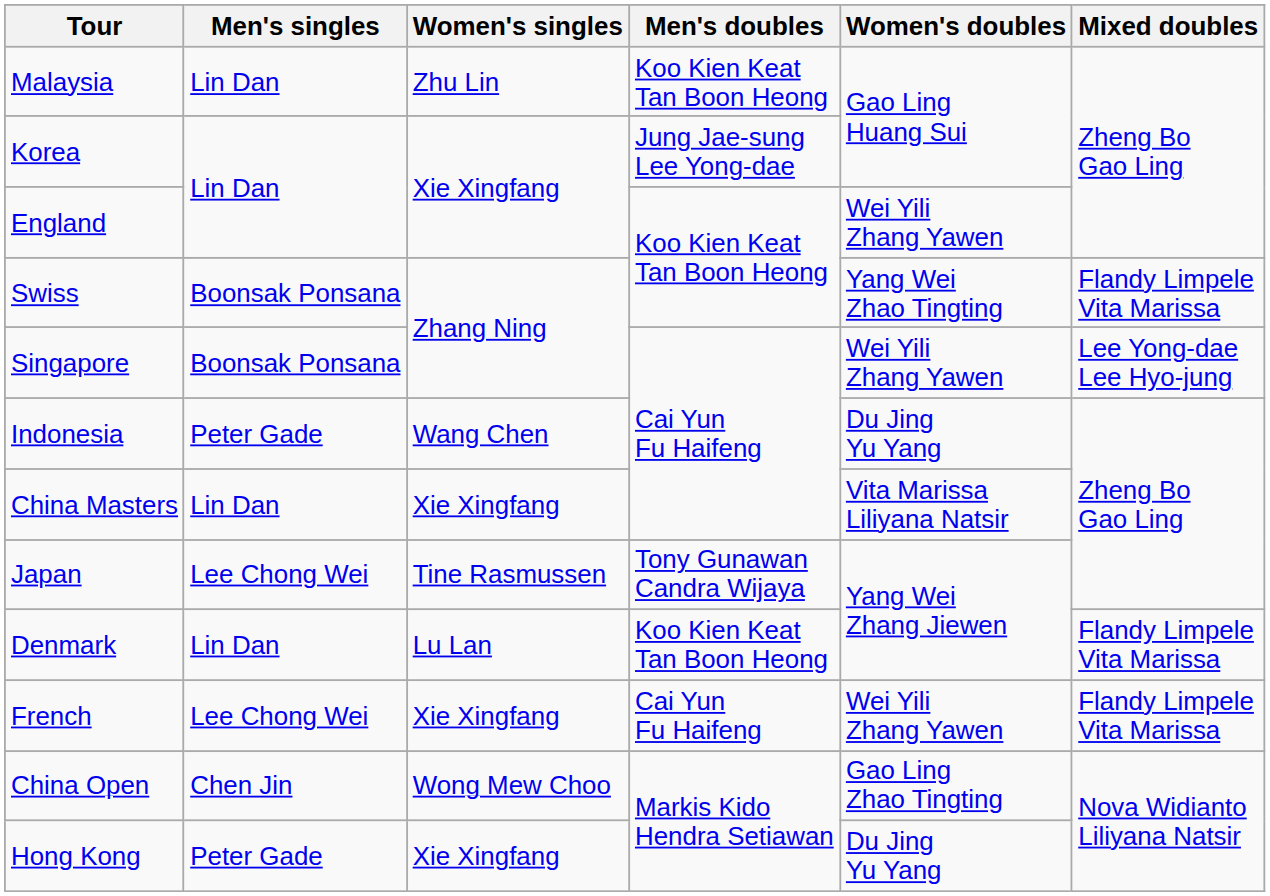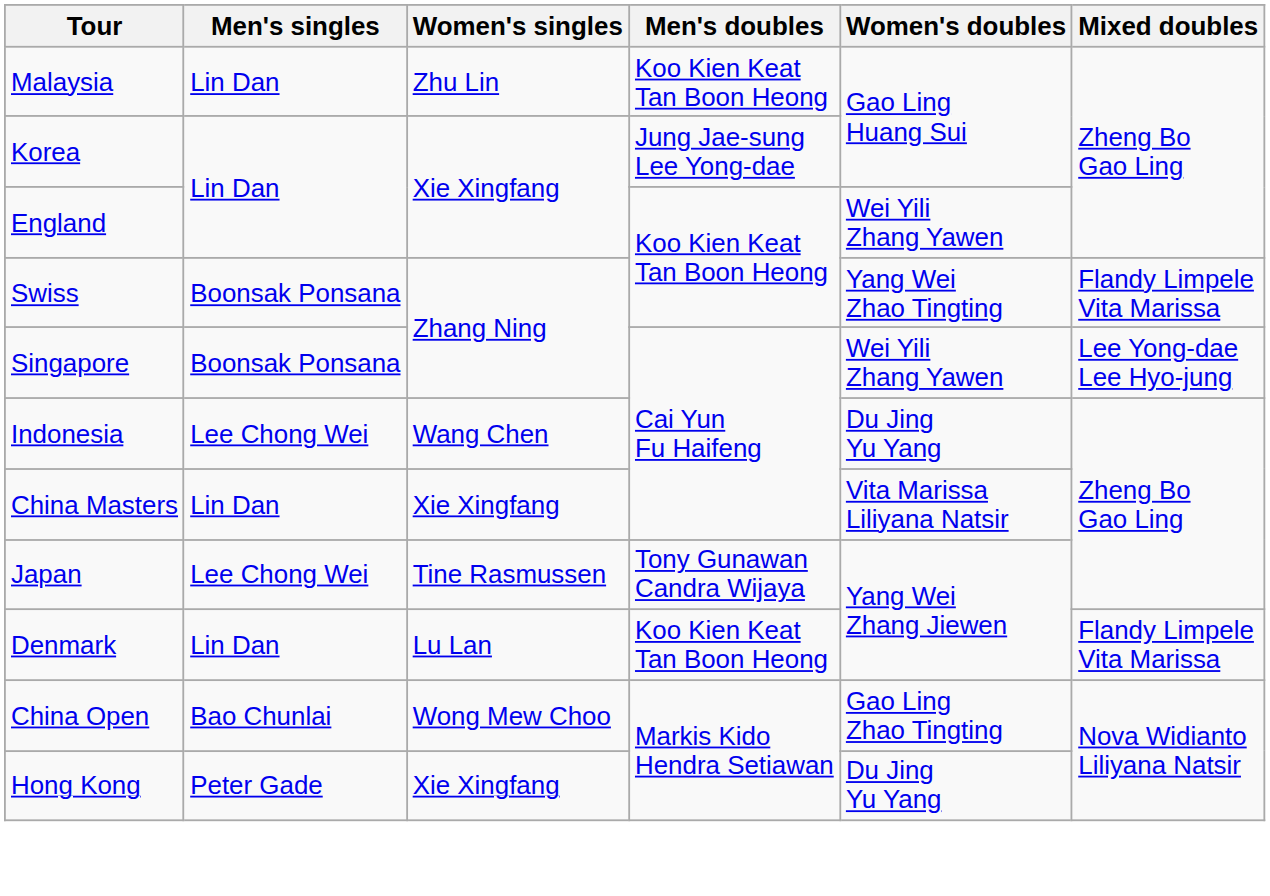(256, 434) Peter Gade -> (279, 434) Lee Chong Wei
- row: (51, 715)
(241, 786) Chen Jin -> (261, 715) Bao Chunlai
